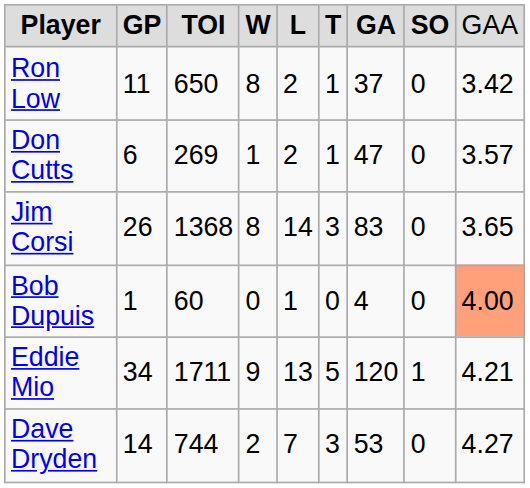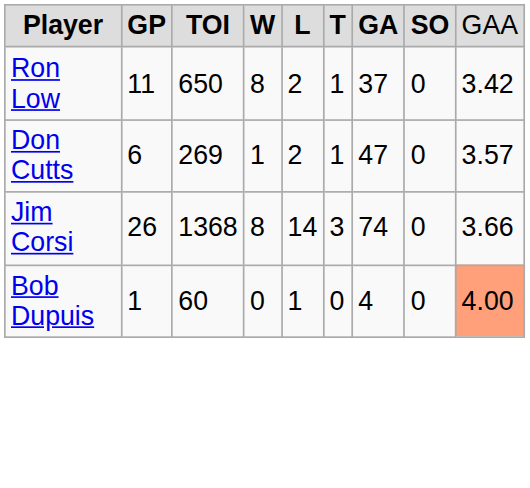(369, 227) 83 -> (373, 227) 74
(488, 227) 3.65 -> (488, 227) 3.66
- row: (45, 372)
- row: (54, 445)
